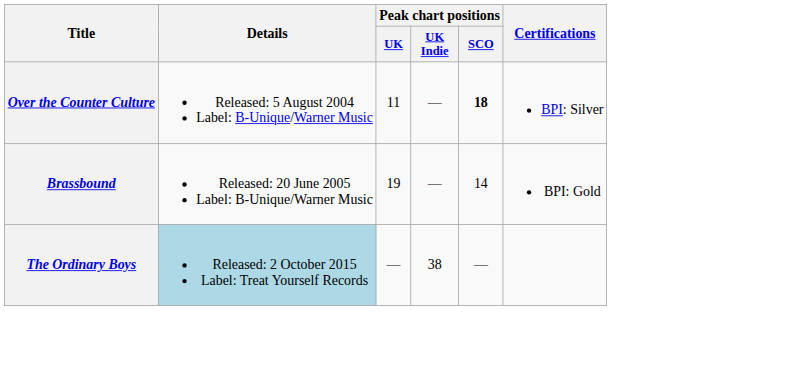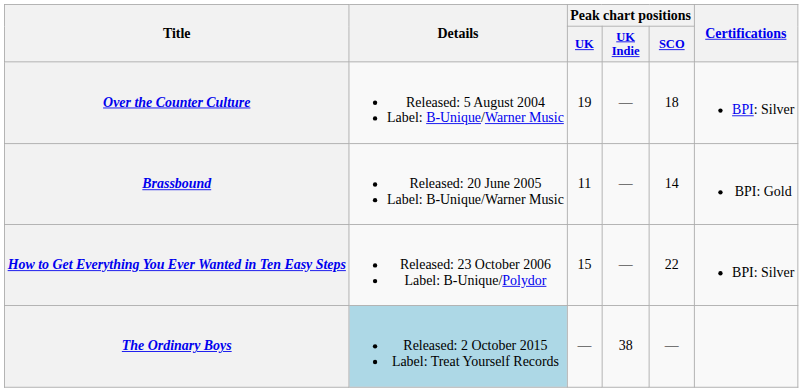(394, 102) 11 -> (584, 102) 19
(481, 102) bold -> (672, 102) normal
(394, 183) 19 -> (584, 183) 11
+ row: (177, 265)
